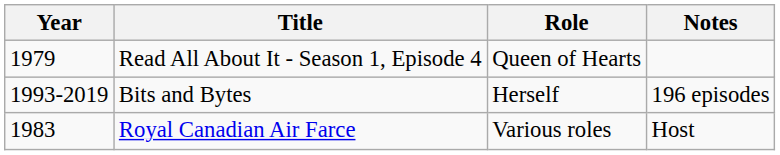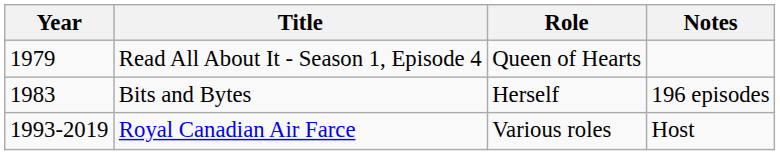(59, 94) 1993-2019 -> (33, 94) 1983
(33, 130) 1983 -> (59, 130) 1993-2019
